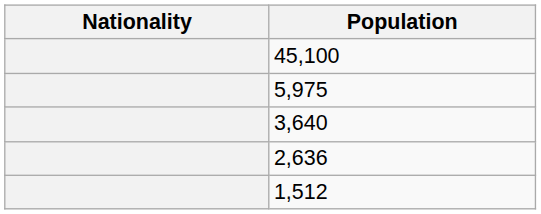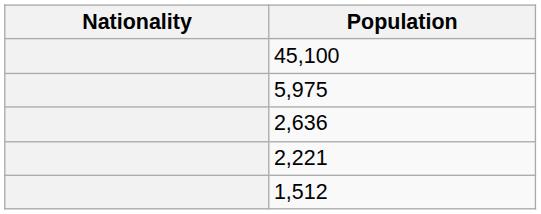- row: (301, 123)
+ row: (301, 157)
